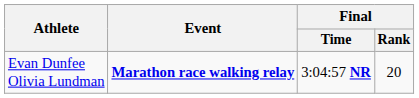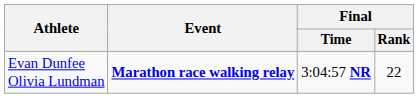(394, 72) 20 -> (394, 72) 22
